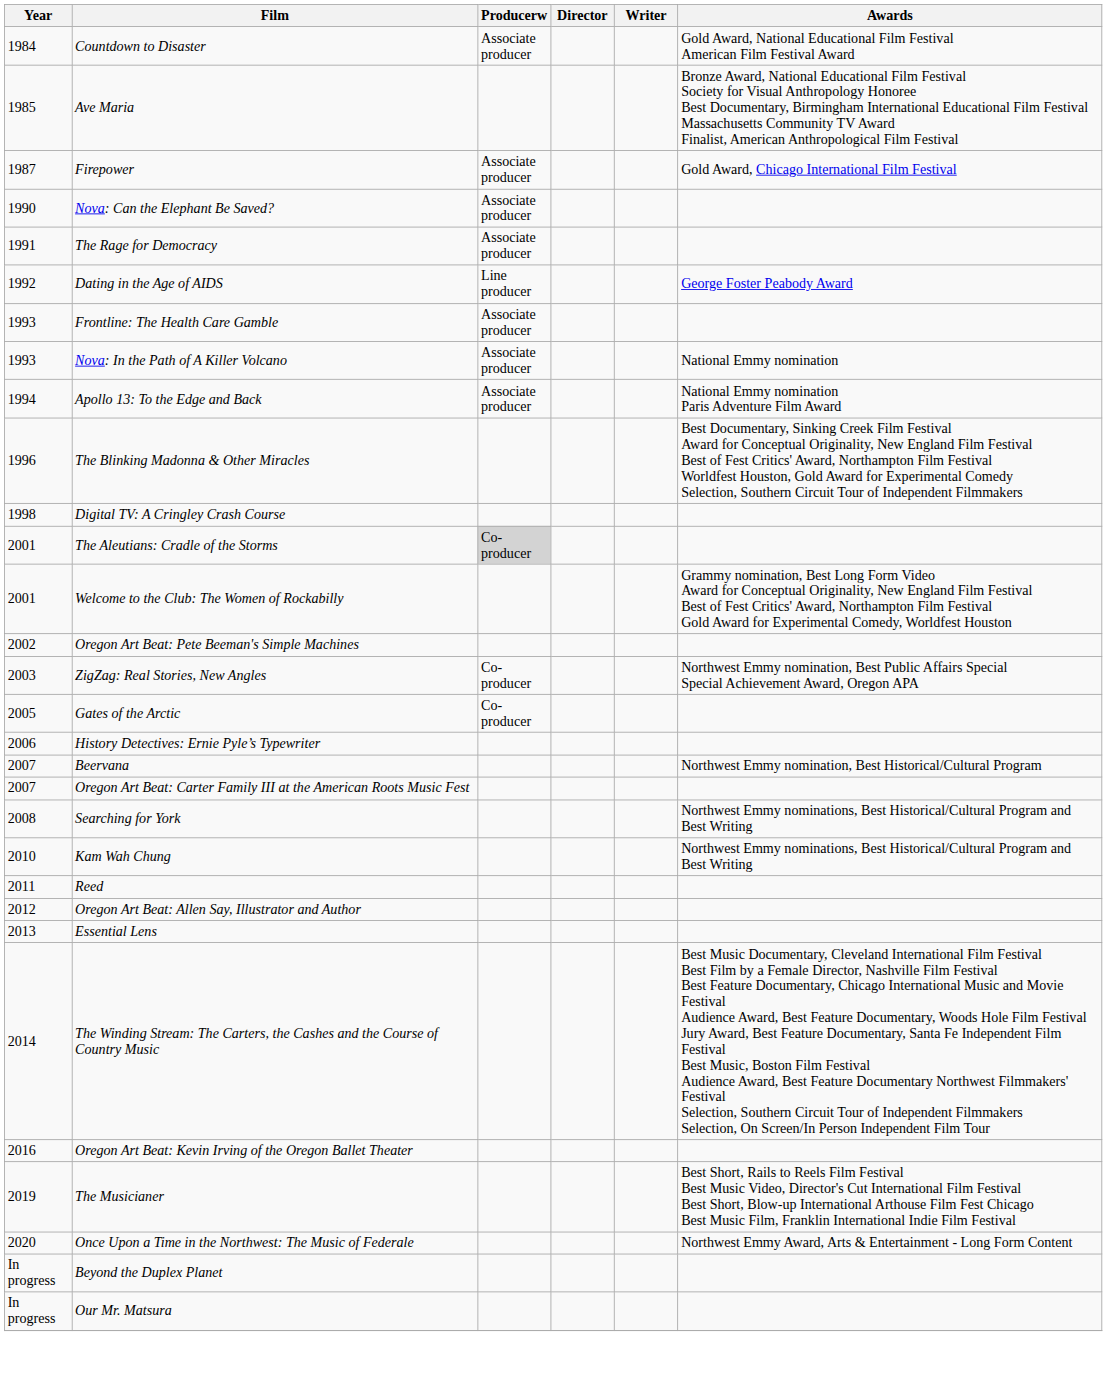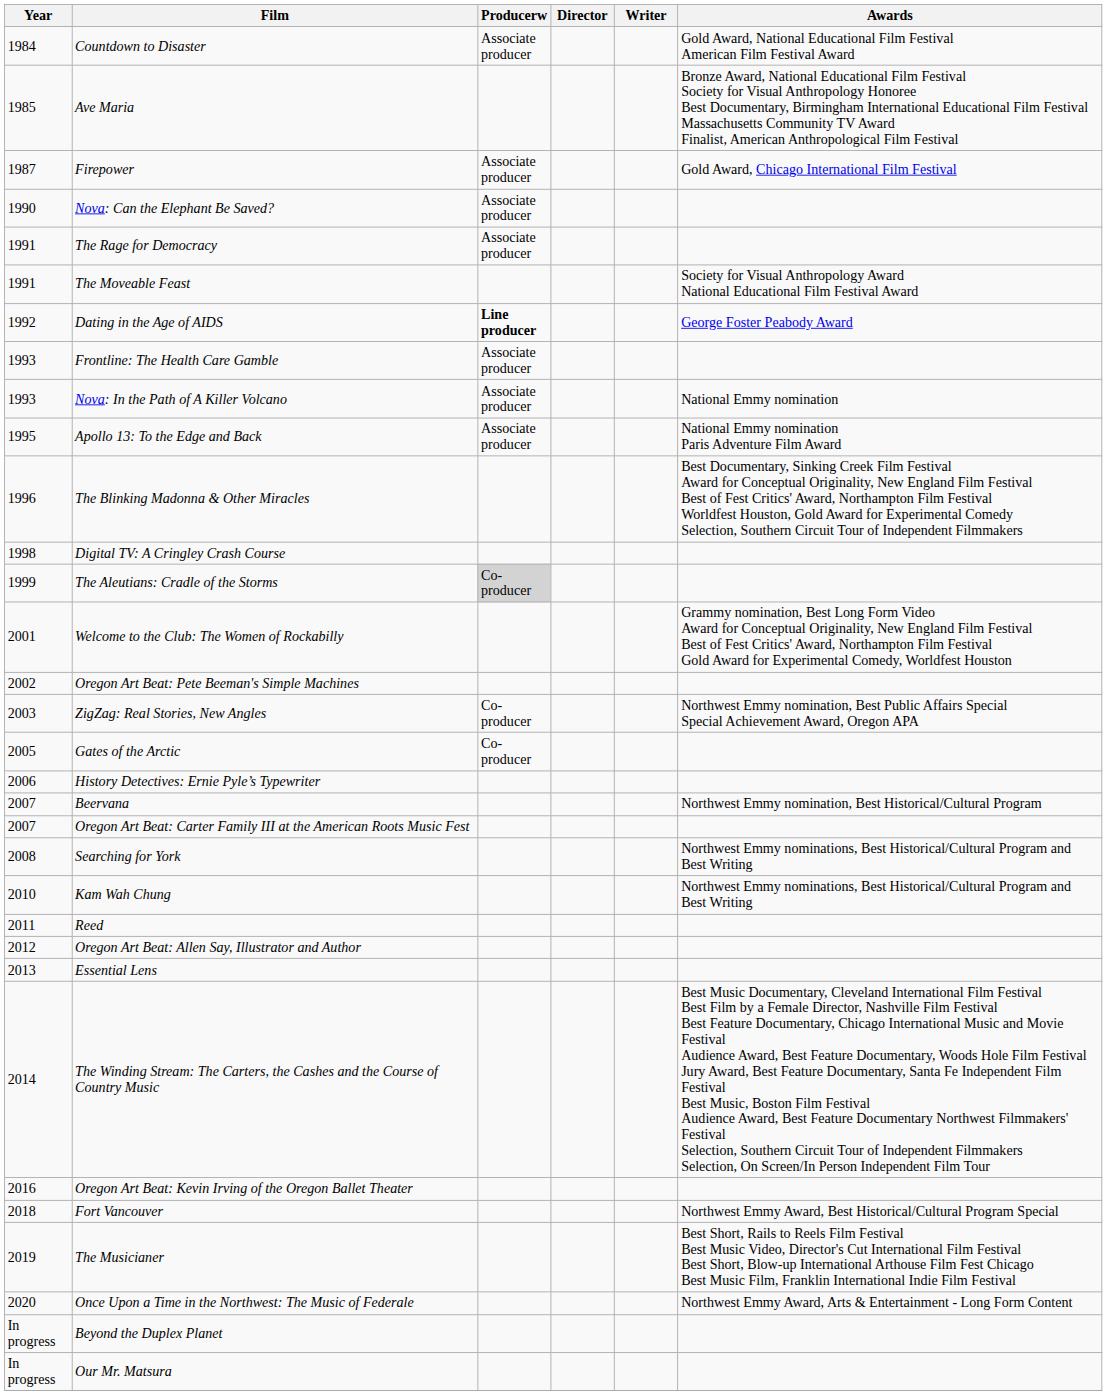+ row: (133, 284)
(506, 284) normal -> (509, 322) bold
(22, 398) 1994 -> (22, 436) 1995
(22, 544) 2001 -> (22, 583) 1999
+ row: (119, 1211)
